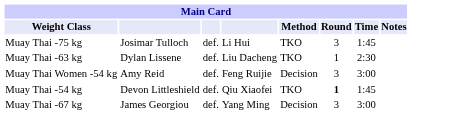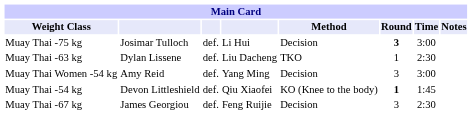(291, 42) TKO -> (299, 42) Decision
(336, 42) normal -> (396, 42) bold
(366, 42) 1:45 -> (426, 42) 3:00
(247, 74) Feng Ruijie -> (246, 74) Yang Ming
(291, 89) TKO -> (329, 89) KO (Knee to the body)
(246, 105) Yang Ming -> (247, 105) Feng Ruijie
(366, 105) 3:00 -> (426, 105) 2:30
